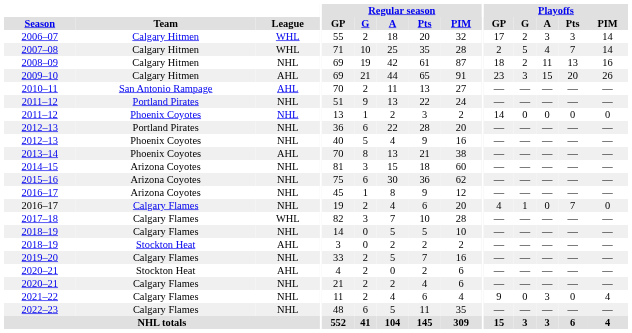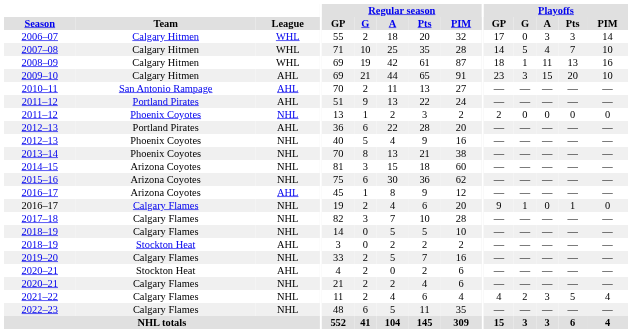(525, 36) 2 -> (525, 36) 0
(499, 49) 2 -> (499, 49) 14
(608, 49) 14 -> (608, 49) 10
(288, 62) NHL -> (288, 62) WHL
(525, 62) 2 -> (525, 62) 1
(608, 75) 26 -> (608, 75) 10
(288, 101) NHL -> (288, 101) AHL
(499, 114) 14 -> (499, 114) 2
(288, 127) NHL -> (288, 127) AHL
(288, 153) AHL -> (288, 153) NHL
(288, 192) NHL -> (288, 192) AHL
(499, 205) 4 -> (499, 205) 9
(573, 205) 7 -> (573, 205) 1
(288, 218) WHL -> (288, 218) NHL
(499, 296) 9 -> (499, 296) 4
(525, 296) 0 -> (525, 296) 2
(573, 296) 0 -> (573, 296) 5
